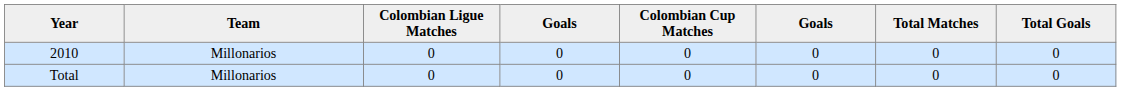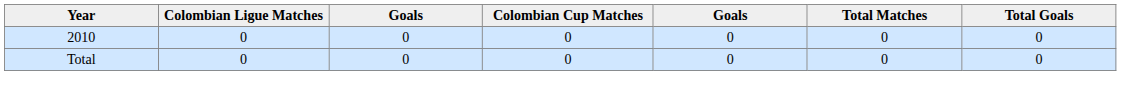- column: (244, 23)
